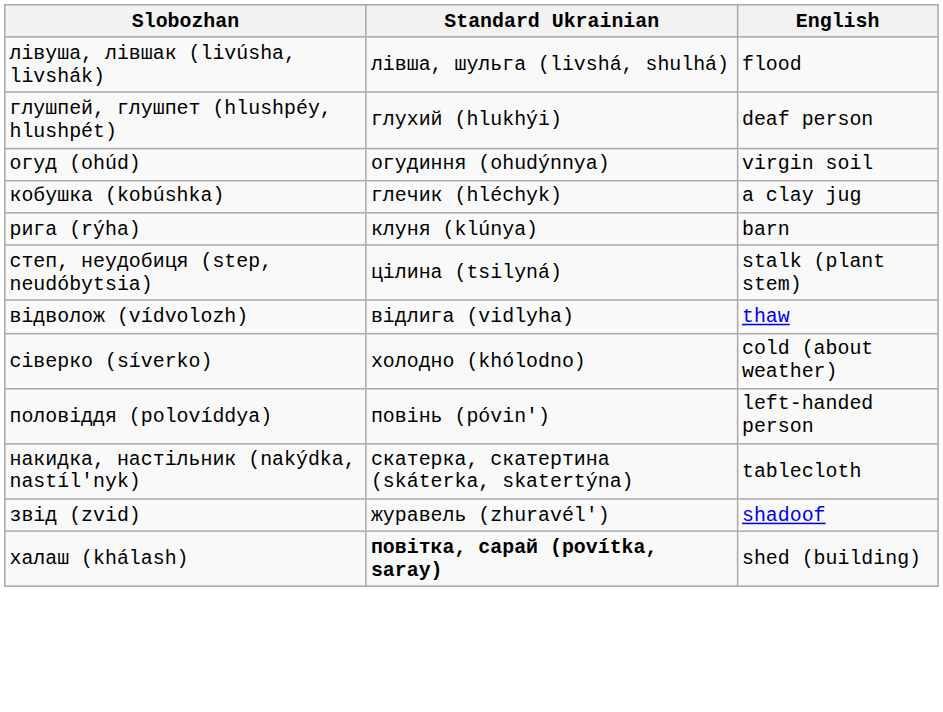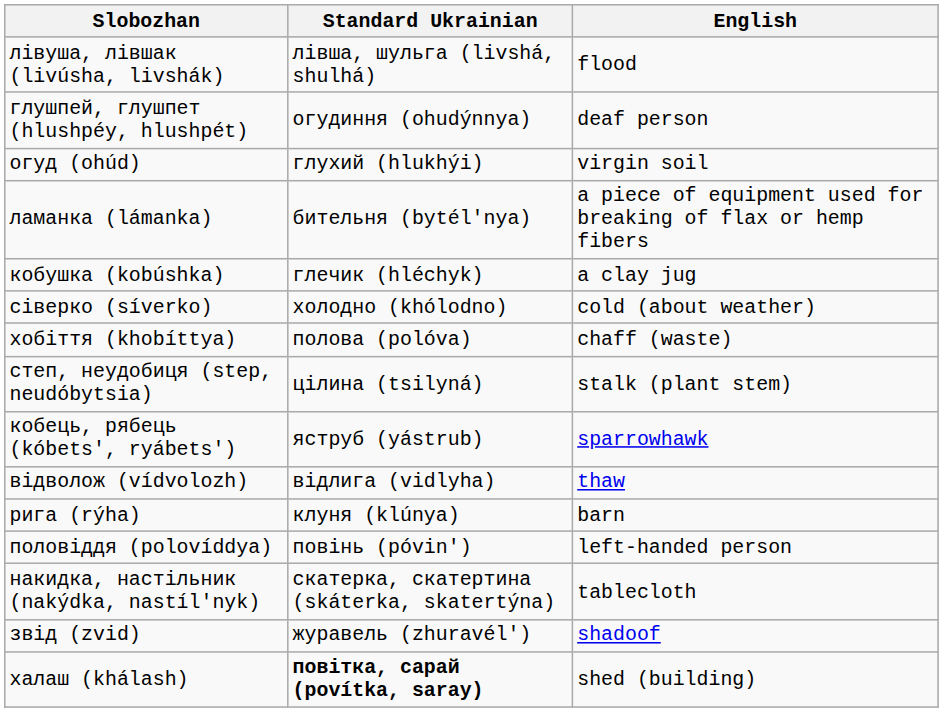(466, 120) глухий (hlukhýi) -> (412, 120) огудиння (ohudýnnya)
(490, 164) огудиння (ohudýnnya) -> (388, 164) глухий (hlukhýi)
+ row: (111, 219)
rows swapped: (75, 229) <-> (111, 361)
+ row: (123, 340)
+ row: (123, 439)
